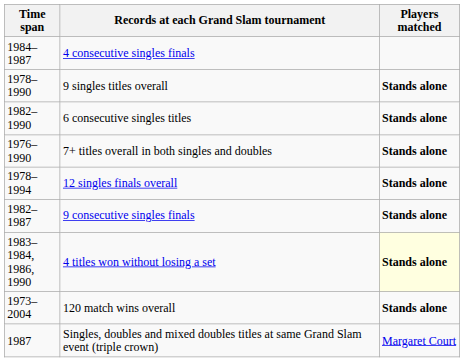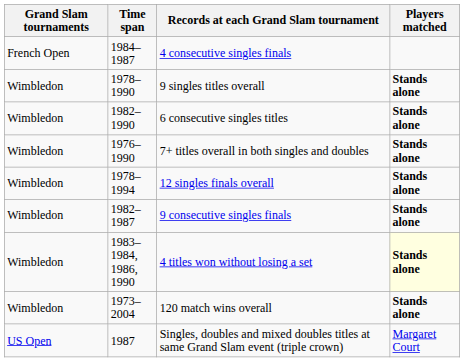+ column: (56, 20)
